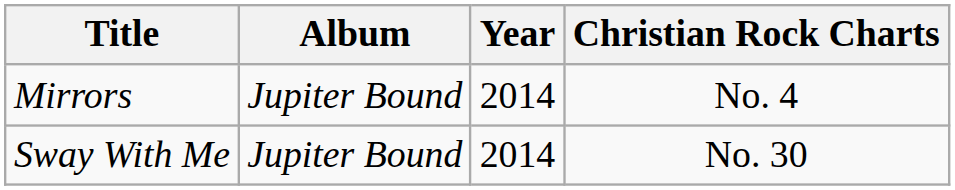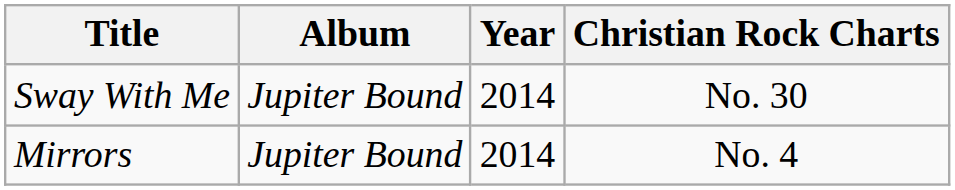rows swapped: (122, 154) <-> (73, 94)
